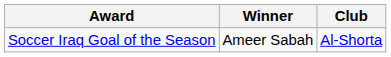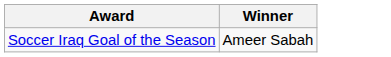- column: (351, 16)
